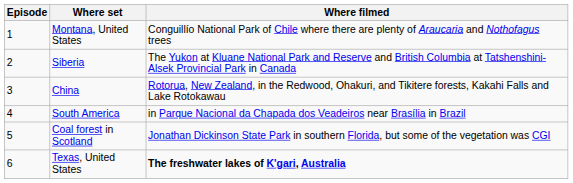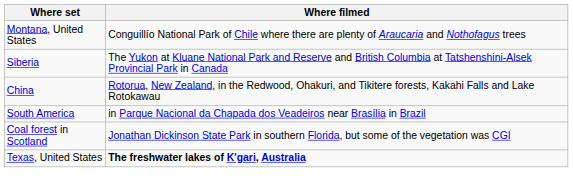- column: (27, 12)
